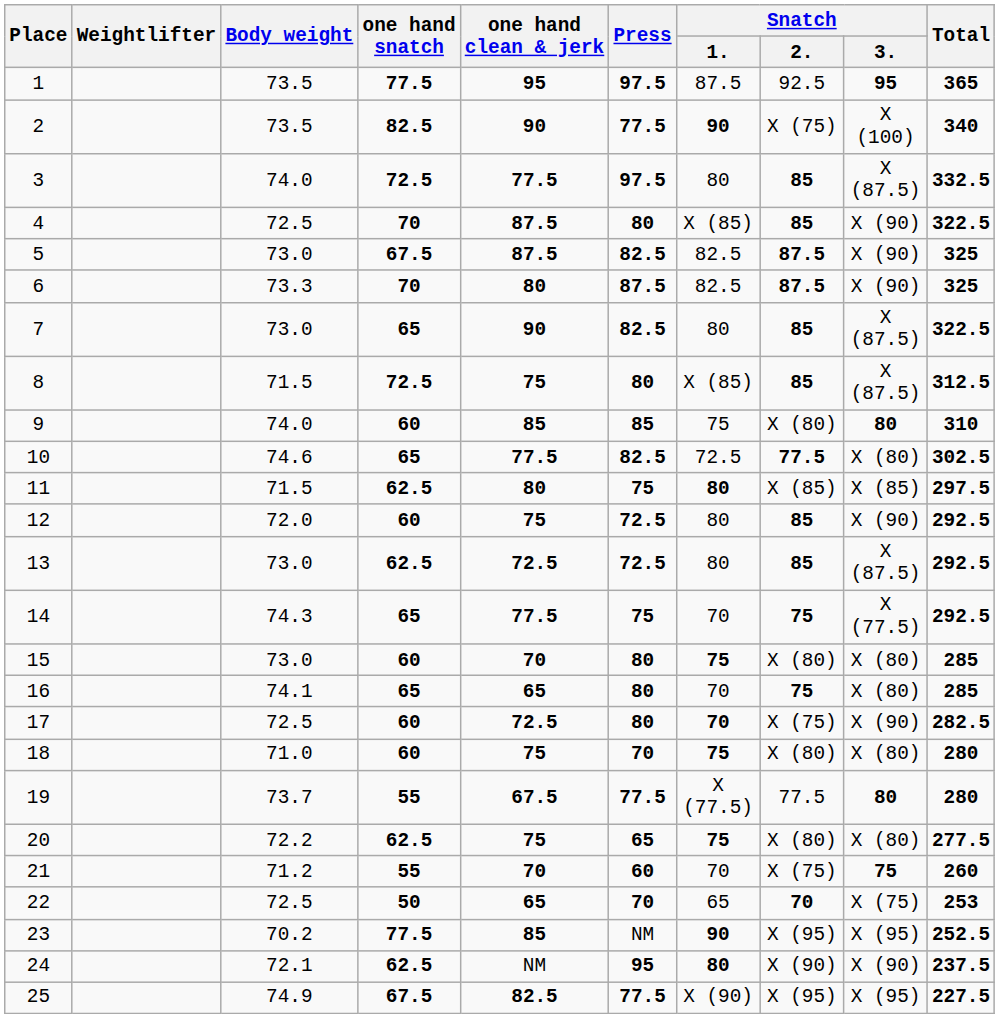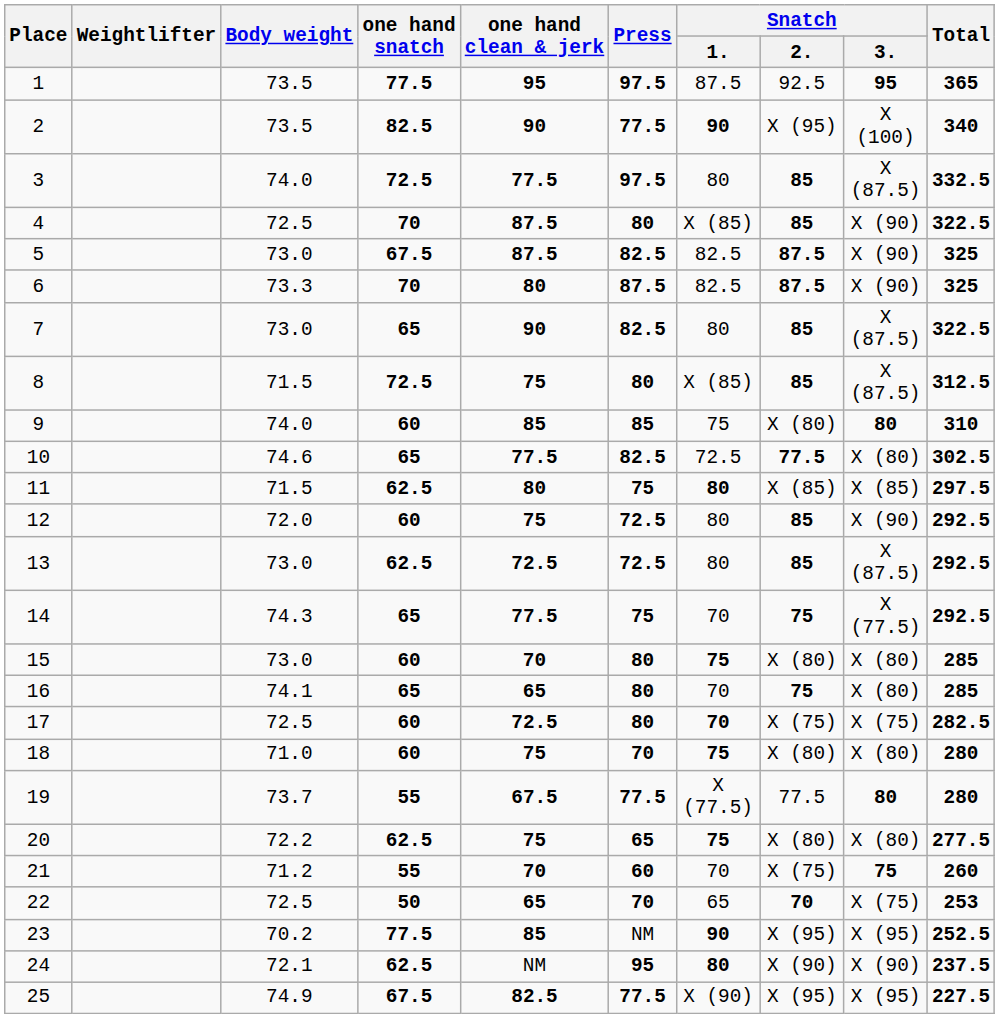(802, 126) X (75) -> (802, 126) X (95)
(886, 723) X (90) -> (886, 723) X (75)
